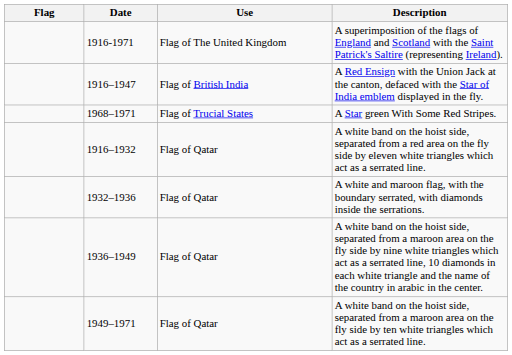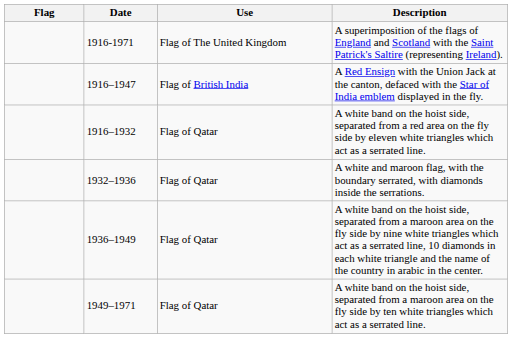- row: (416, 113)
